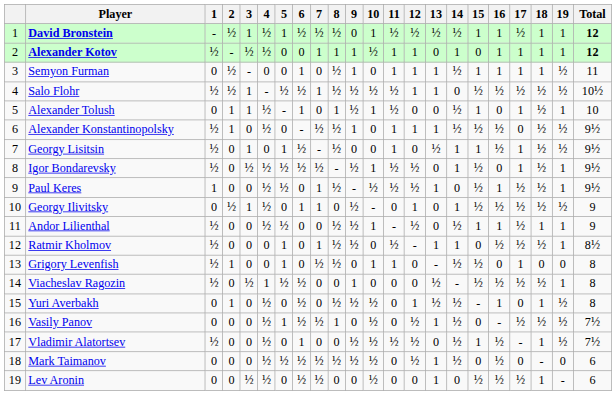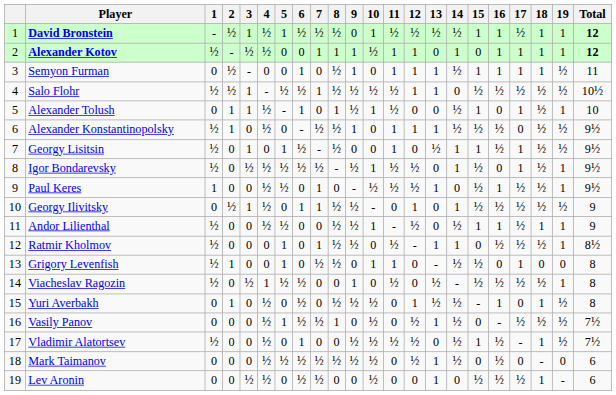(337, 187) ½ -> (337, 187) 0
(337, 206) 0 -> (337, 206) ½
(394, 284) 0 -> (394, 284) ½
